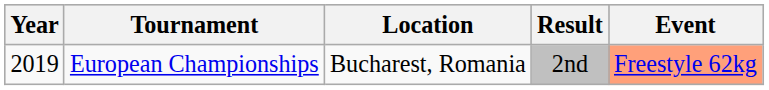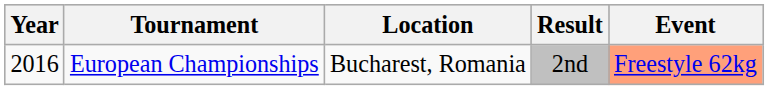(35, 64) 2019 -> (35, 64) 2016
